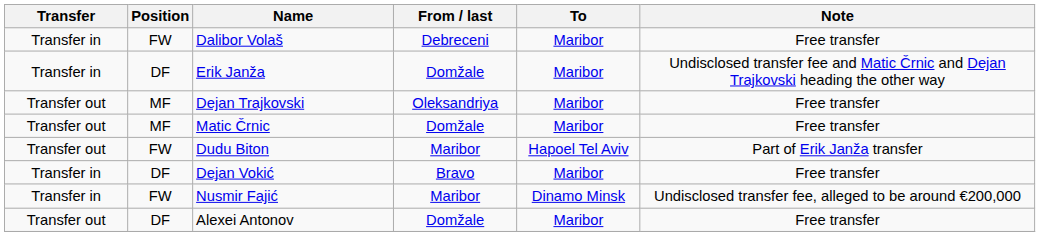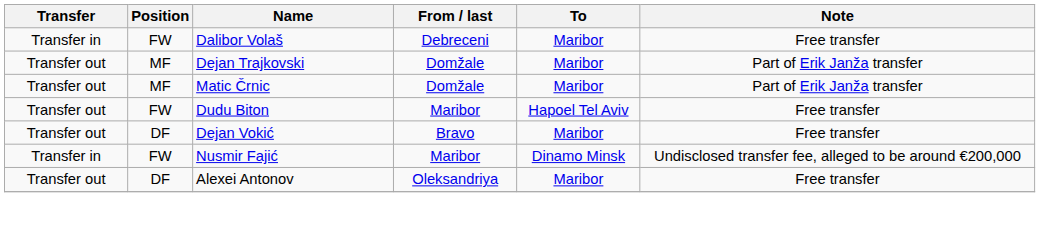- row: (231, 71)
(455, 103) Oleksandriya -> (455, 63) Domžale
(837, 103) Free transfer -> (837, 63) Part of Erik Janža transfer
(837, 126) Free transfer -> (837, 86) Part of Erik Janža transfer
(837, 150) Part of Erik Janža transfer -> (837, 110) Free transfer
(66, 173) Transfer in -> (66, 133) Transfer out
(455, 220) Domžale -> (455, 180) Oleksandriya
